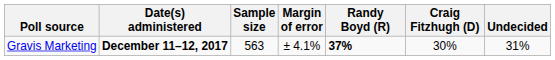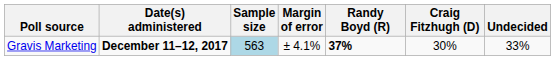(254, 45) no background -> (254, 45) lightblue background
(518, 45) 31% -> (518, 45) 33%
